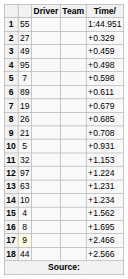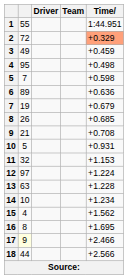(25, 38) 27 -> (25, 38) 72
(101, 38) no background -> (101, 38) lightsalmon background
(101, 92) +0.611 -> (101, 92) +0.636
(101, 186) +1.231 -> (101, 186) +1.228
